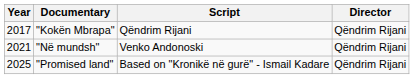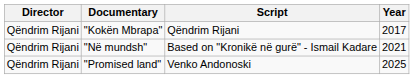columns swapped: (19, 13) <-> (370, 13)
(161, 47) Venko Andonoski -> (272, 47) Based on "Kronikë në gurë" - Ismail Kadare
(224, 64) Based on "Kronikë në gurë" - Ismail Kadare -> (209, 64) Venko Andonoski
